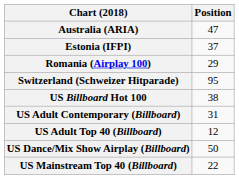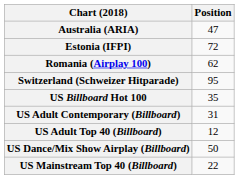(213, 47) 37 -> (213, 47) 72
(213, 64) 29 -> (213, 64) 62
(213, 98) 38 -> (213, 98) 35
